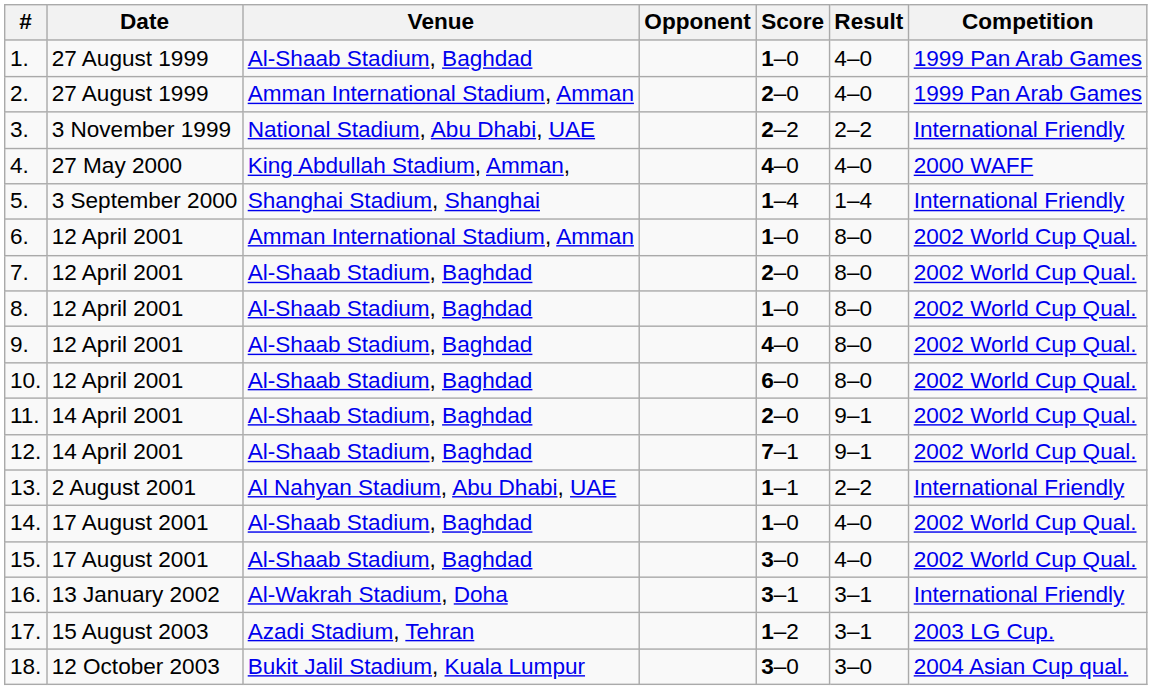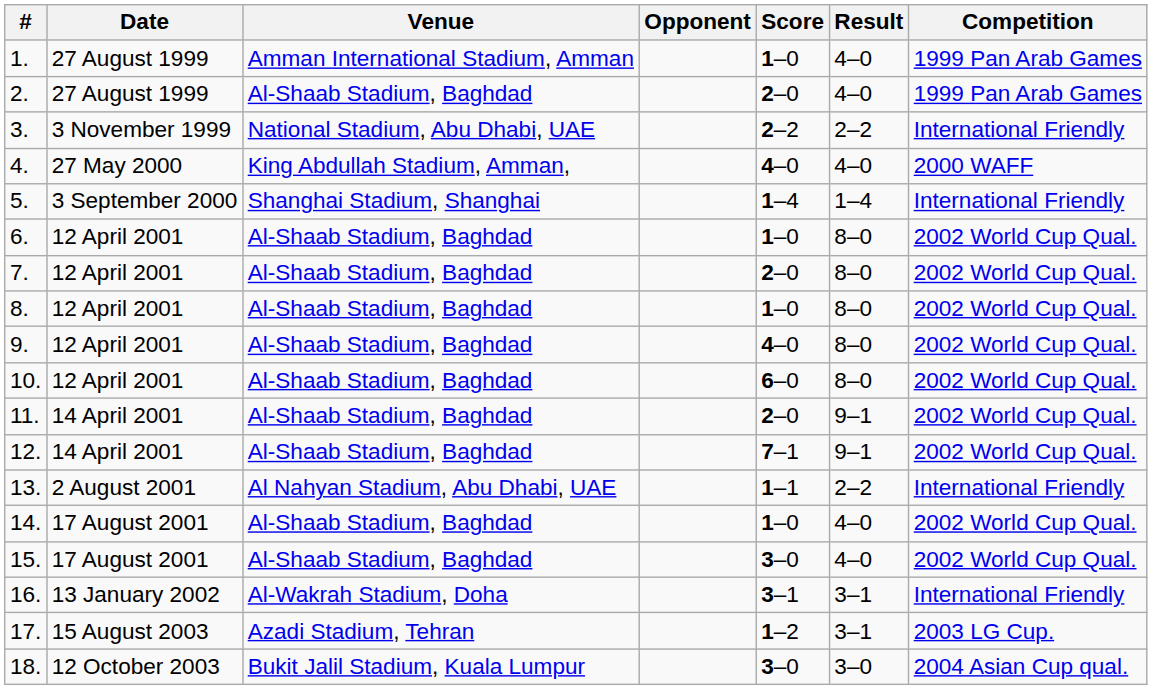(390, 58) Al-Shaab Stadium, Baghdad -> (441, 58) Amman International Stadium, Amman
(441, 93) Amman International Stadium, Amman -> (390, 93) Al-Shaab Stadium, Baghdad
(441, 237) Amman International Stadium, Amman -> (390, 237) Al-Shaab Stadium, Baghdad
